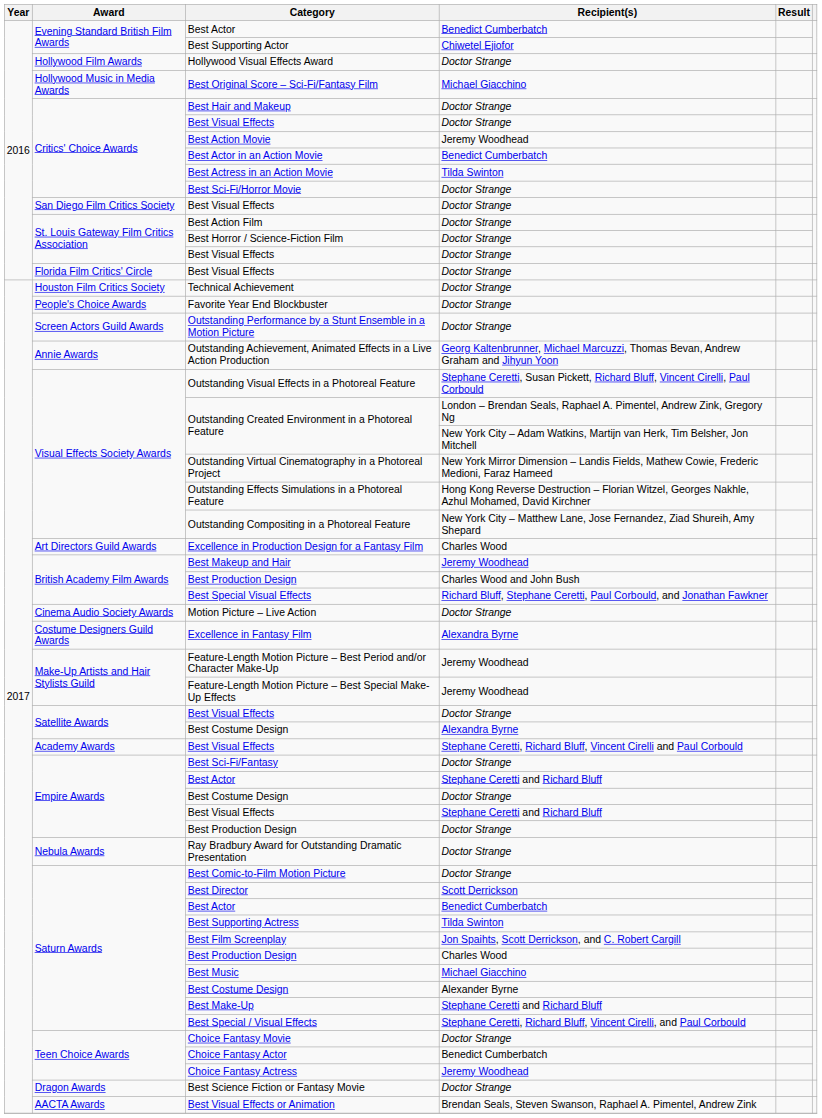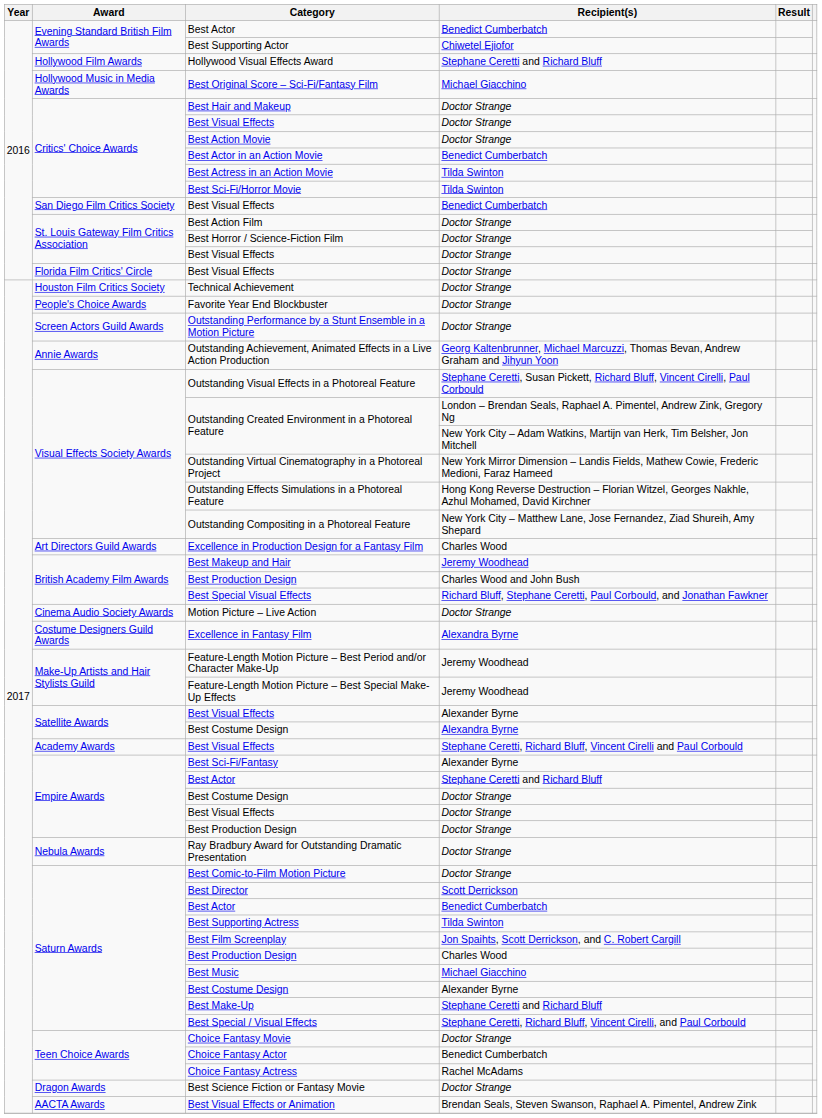(476, 62) Doctor Strange -> (522, 62) Stephane Ceretti and Richard Bluff
(485, 139) Jeremy Woodhead -> (476, 139) Doctor Strange
(476, 189) Doctor Strange -> (472, 189) Tilda Swinton
(476, 205) Doctor Strange -> (494, 205) Benedict Cumberbatch
(476, 713) Doctor Strange -> (480, 713) Alexander Byrne
(476, 763) Doctor Strange -> (480, 763) Alexander Byrne
(522, 812) Stephane Ceretti and Richard Bluff -> (476, 812) Doctor Strange
(485, 1072) Jeremy Woodhead -> (482, 1072) Rachel McAdams
